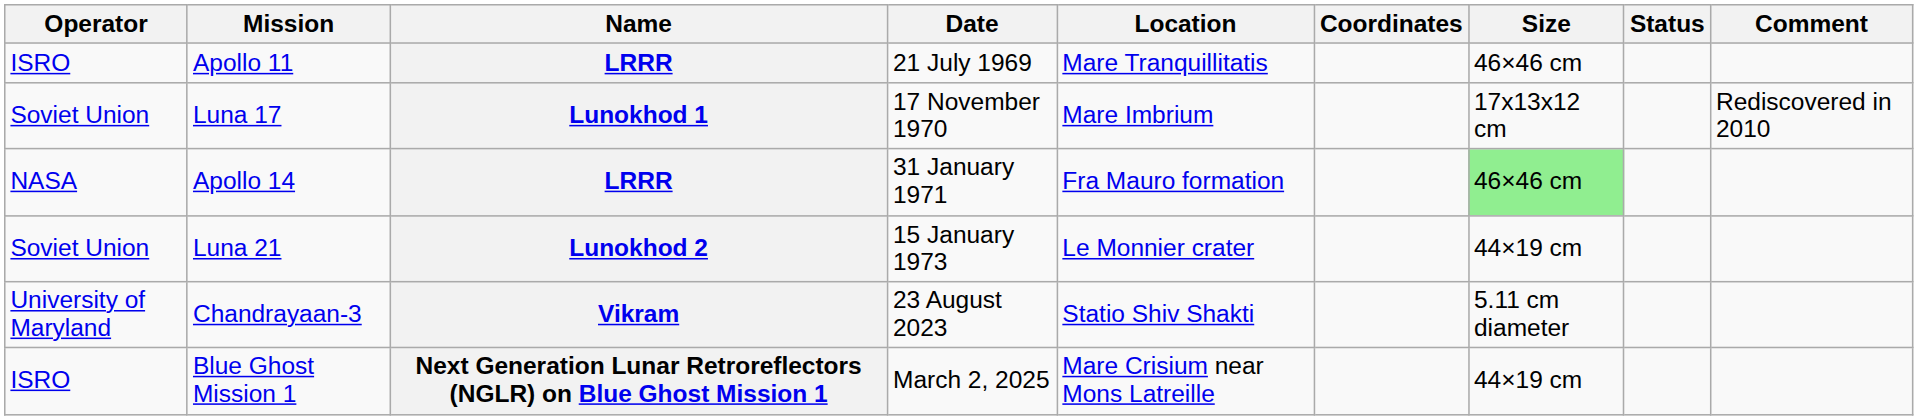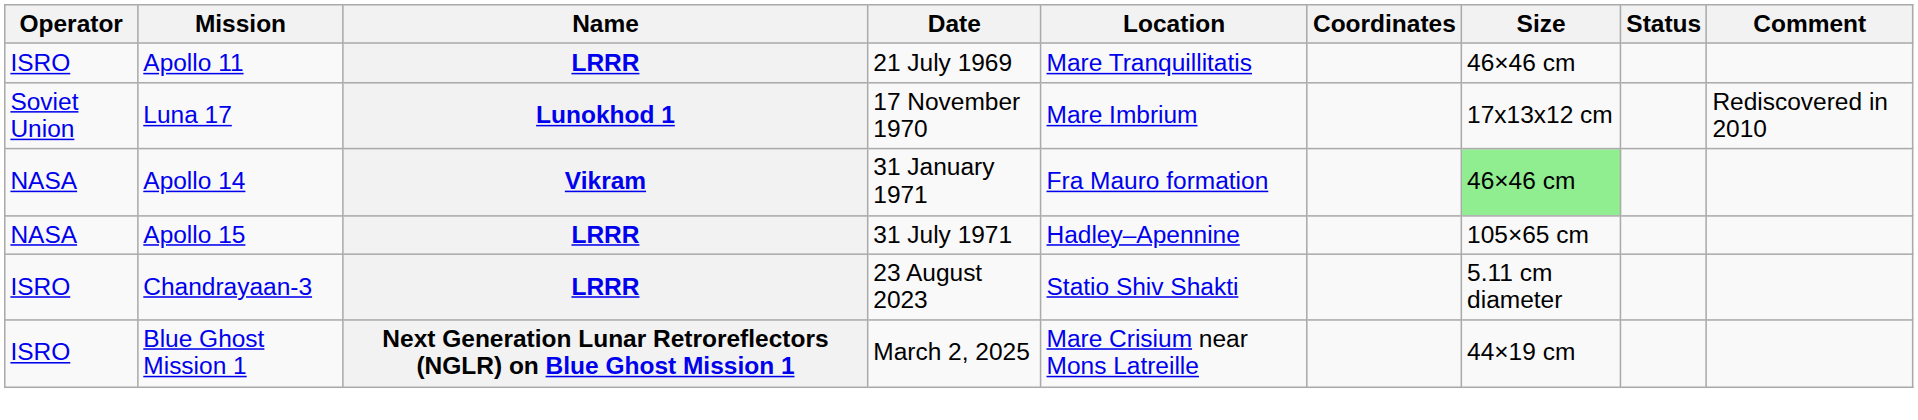(639, 181) LRRR -> (605, 181) Vikram
+ row: (194, 234)
- row: (237, 248)
(78, 314) University of Maryland -> (40, 286) ISRO
(639, 314) Vikram -> (605, 286) LRRR
